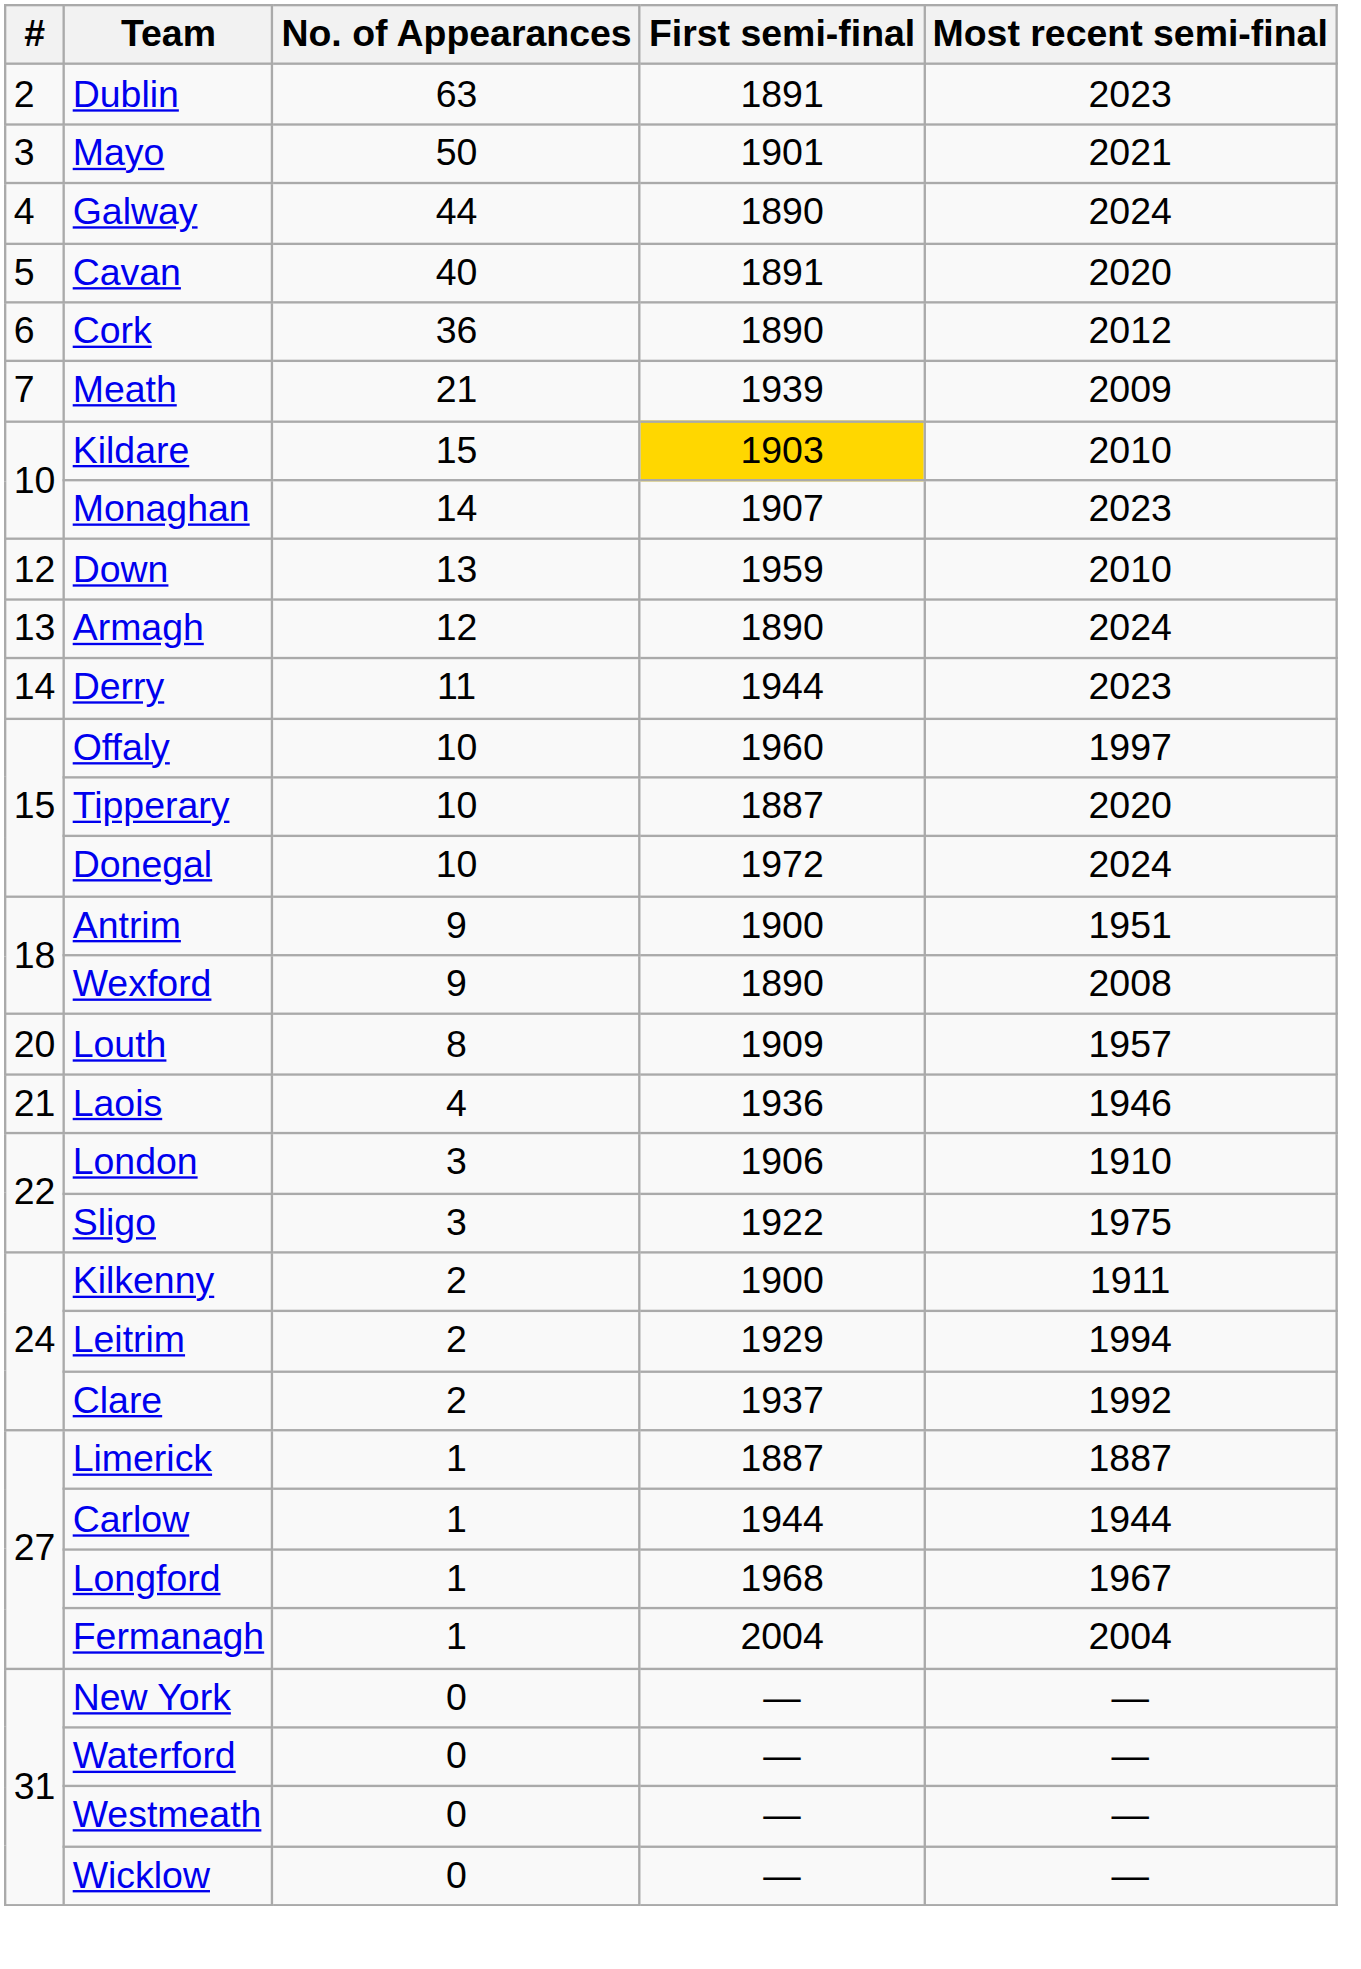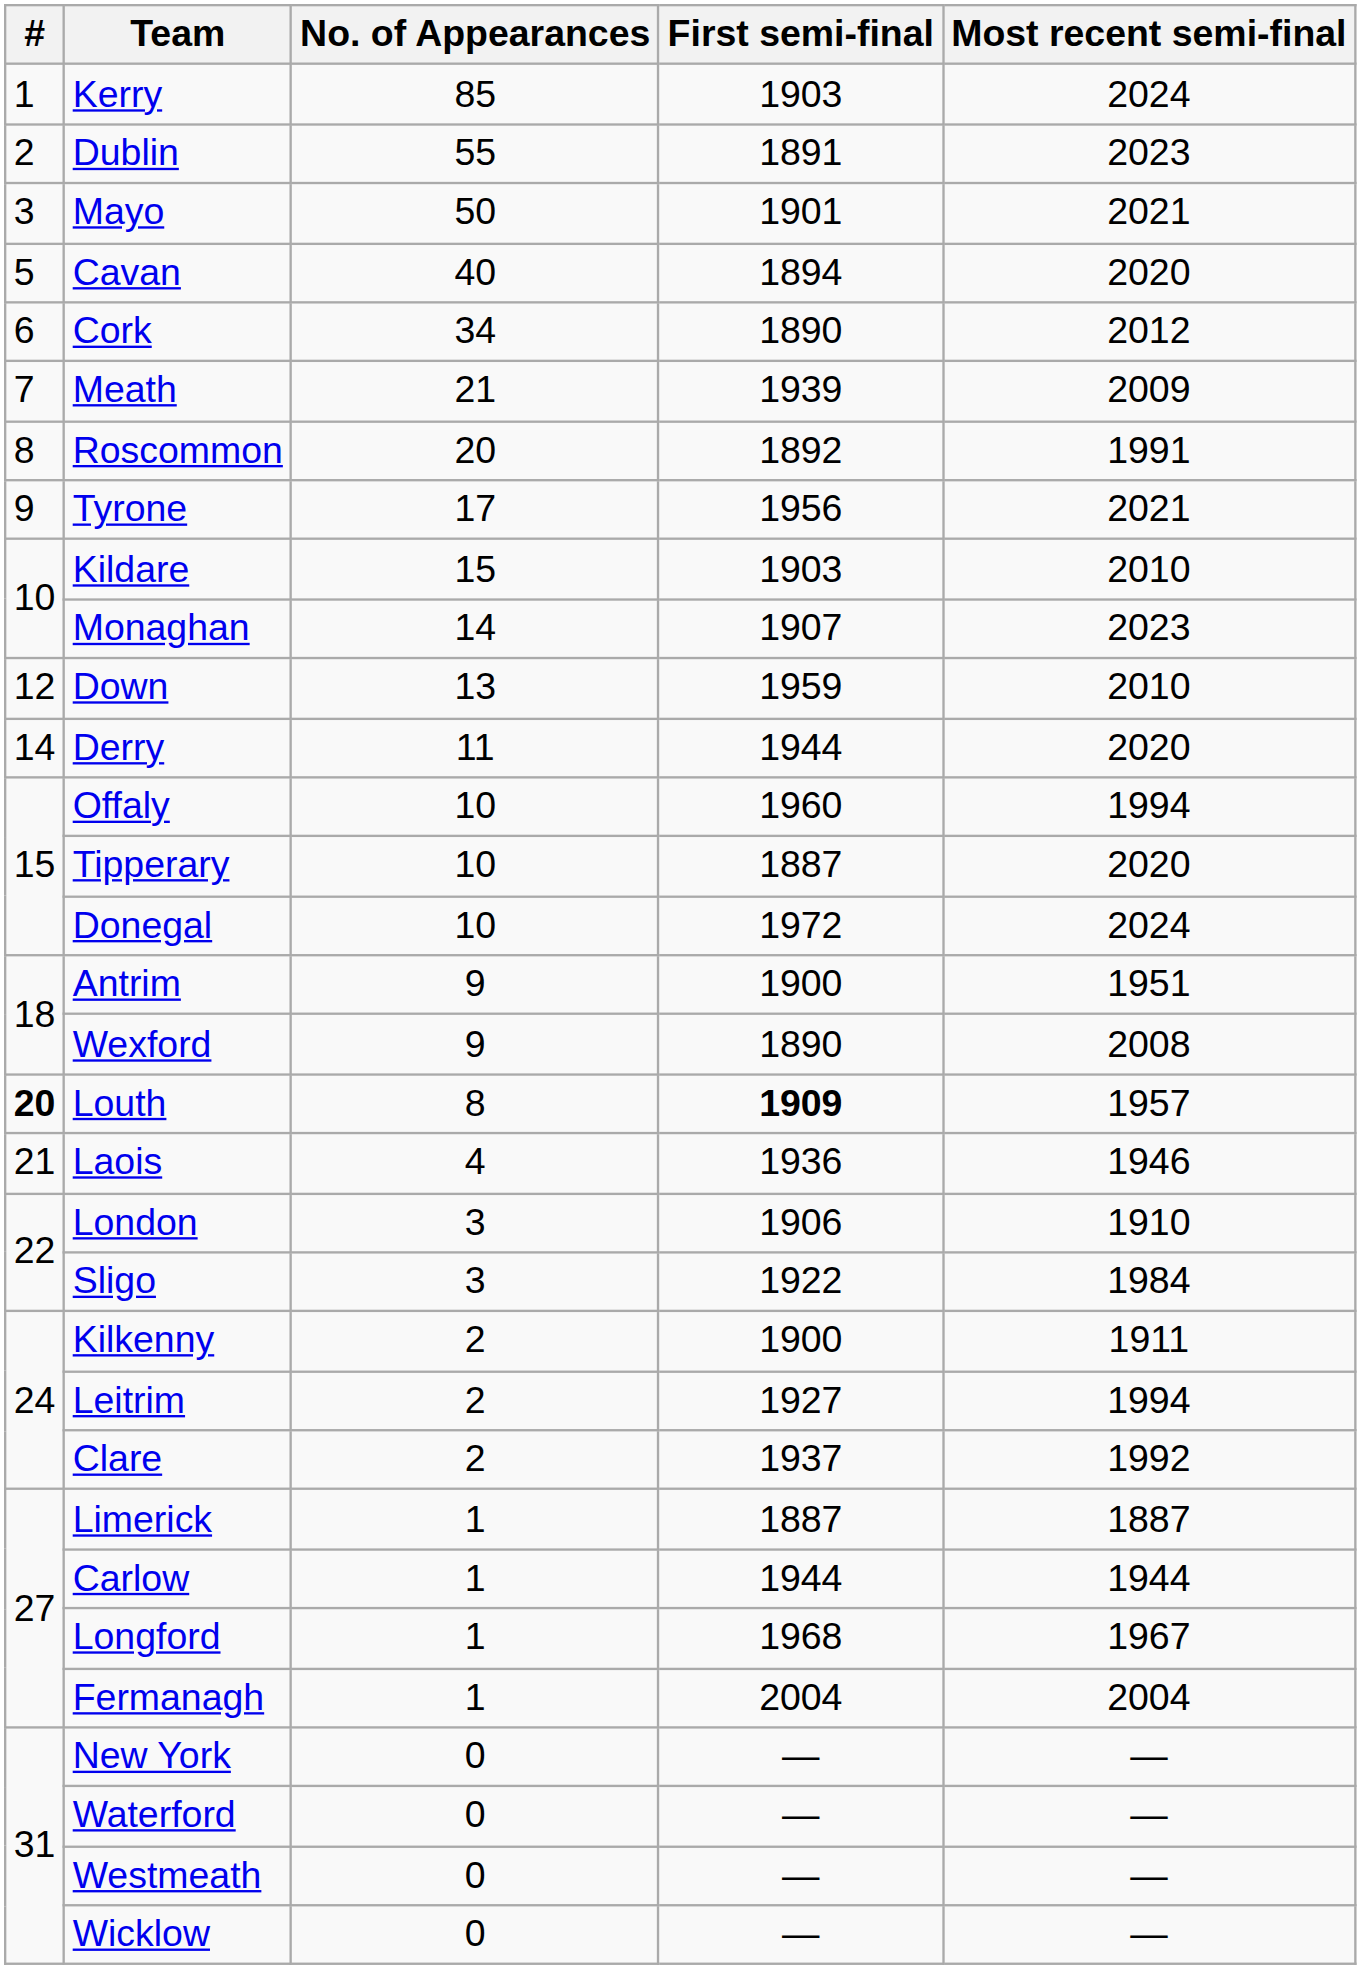+ row: (117, 93)
(457, 93) 63 -> (475, 152) 55
- row: (135, 212)
(782, 271) 1891 -> (801, 271) 1894
(457, 331) 36 -> (475, 331) 34
+ row: (178, 449)
+ row: (130, 509)
(782, 449) gold background -> (801, 568) no background
- row: (138, 627)
(1130, 687) 2023 -> (1149, 746) 2020
(1130, 746) 1997 -> (1149, 806) 1994
(35, 1043) normal -> (35, 1102) bold
(782, 1043) normal -> (801, 1102) bold
(1130, 1221) 1975 -> (1149, 1281) 1984
(782, 1340) 1929 -> (801, 1399) 1927
